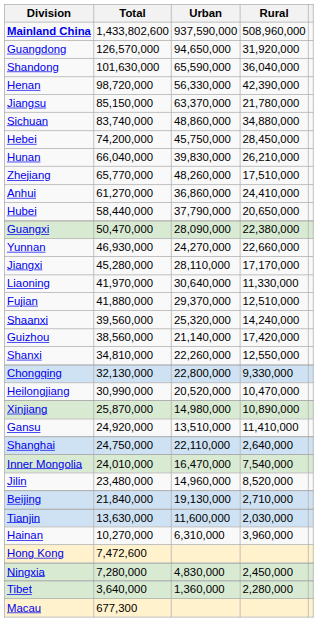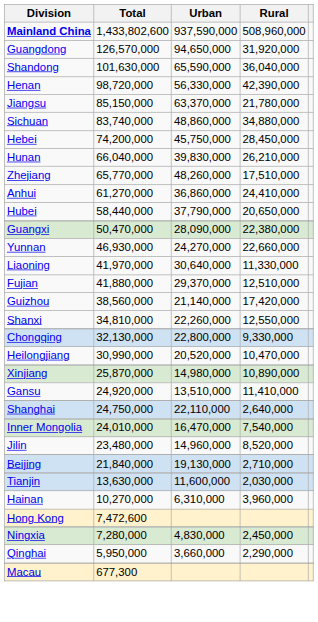- row: (25, 265)
- row: (28, 319)
+ row: (27, 553)
- row: (19, 590)
